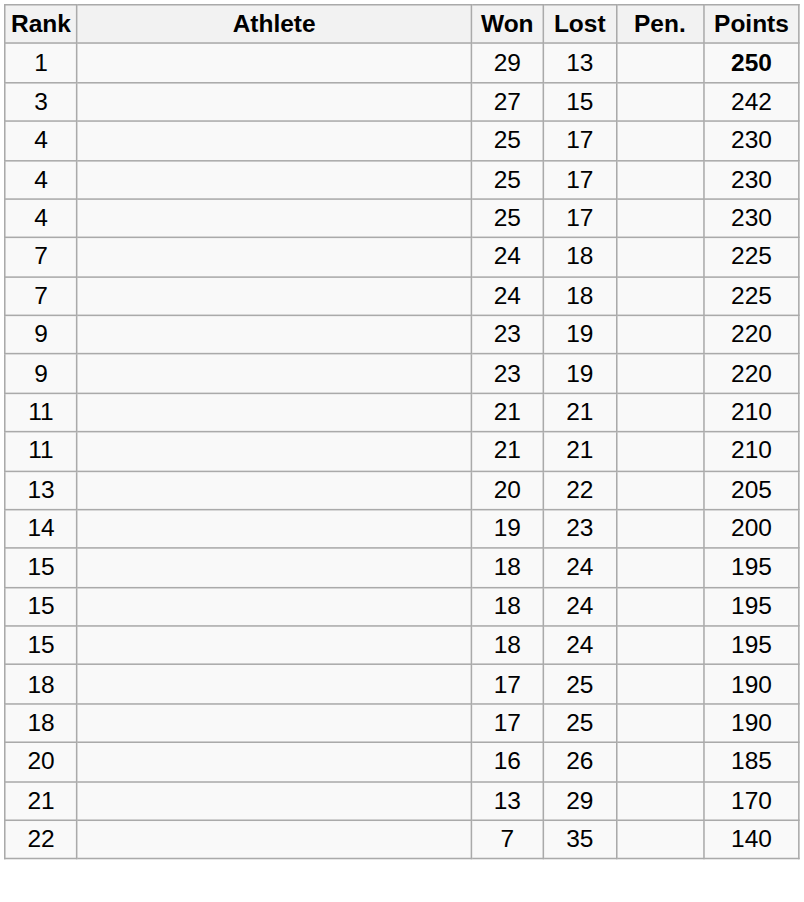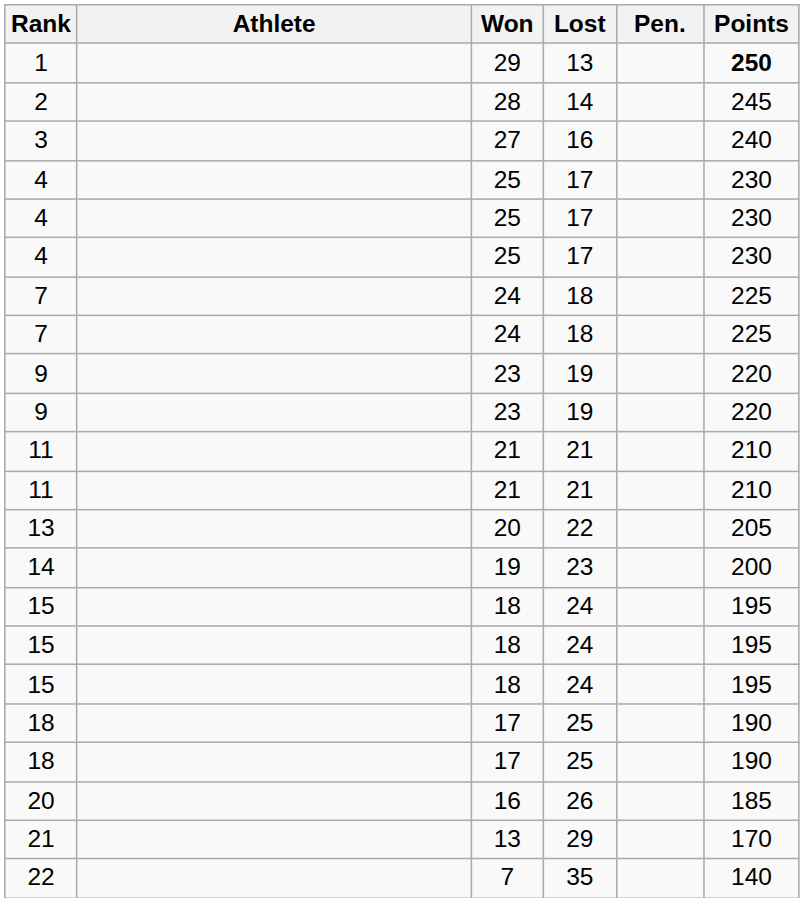+ row: (41, 101)
(580, 101) 15 -> (580, 140) 16
(751, 101) 242 -> (751, 140) 240
